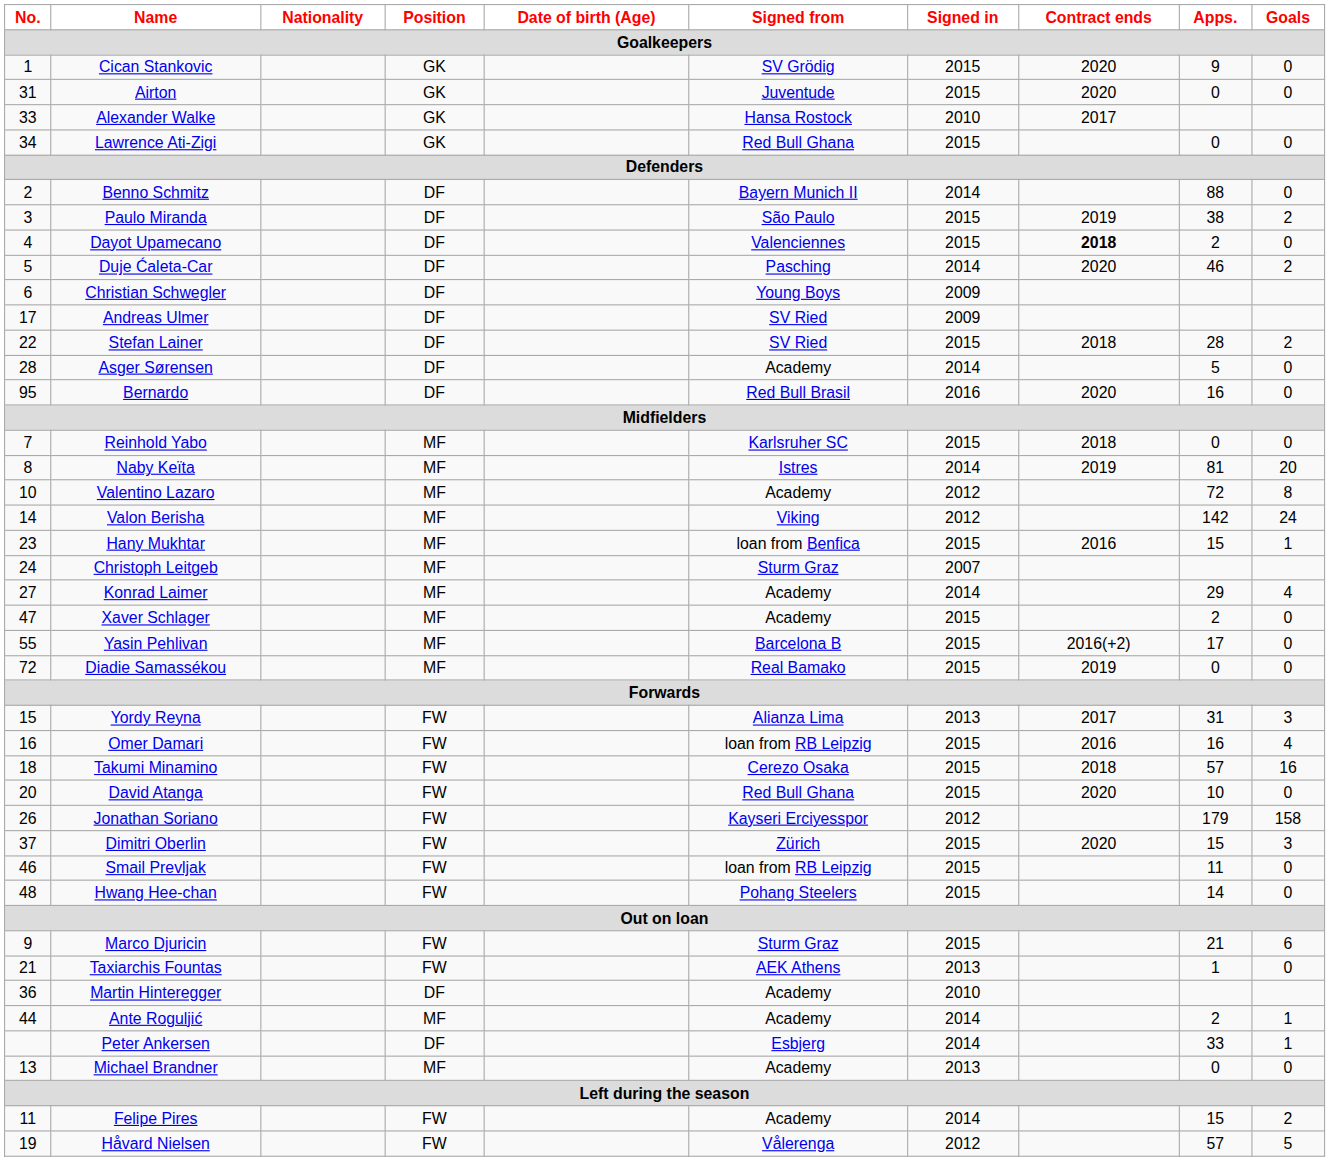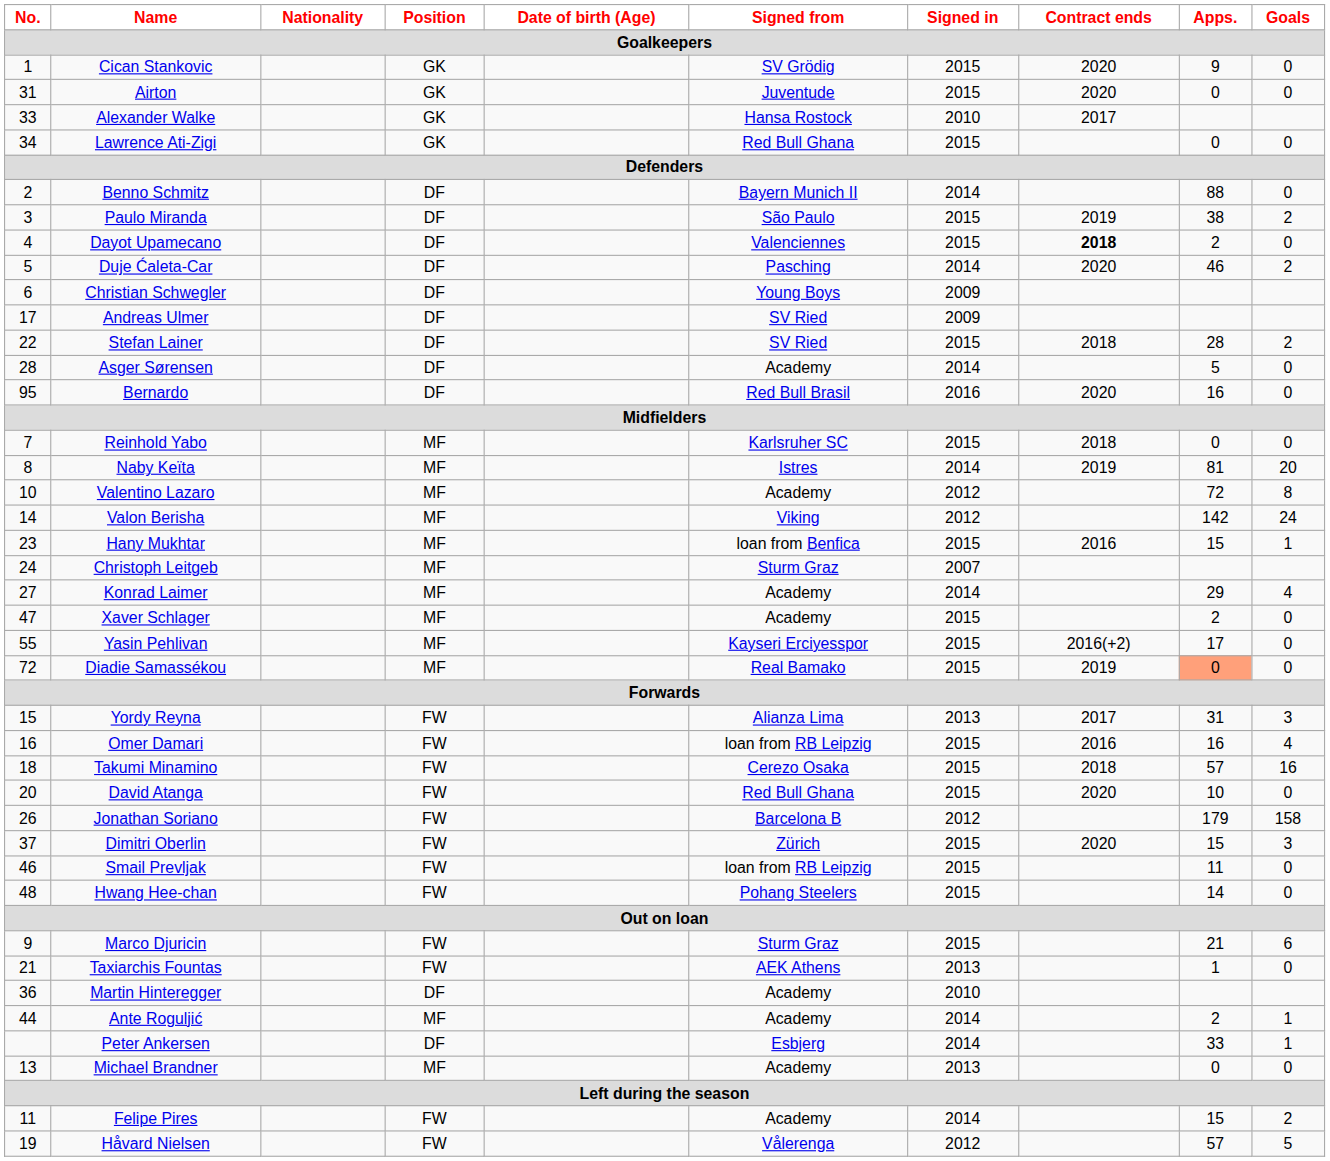(798, 643) Barcelona B -> (798, 643) Kayseri Erciyesspor
(1215, 668) no background -> (1215, 668) lightsalmon background
(798, 818) Kayseri Erciyesspor -> (798, 818) Barcelona B
